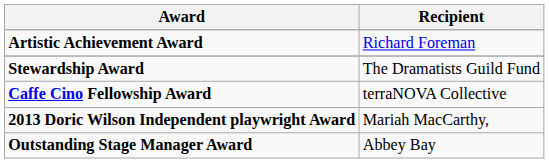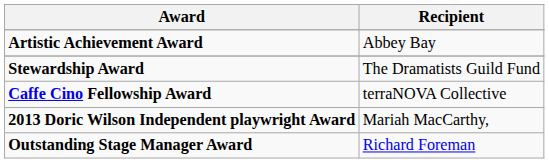(419, 42) Richard Foreman -> (399, 42) Abbey Bay
(399, 145) Abbey Bay -> (419, 145) Richard Foreman
